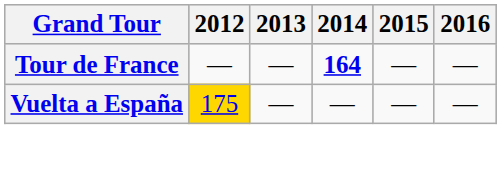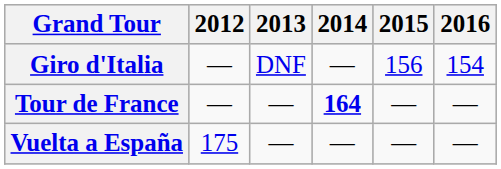+ row: (97, 63)
(219, 103) gold background -> (219, 143) no background
